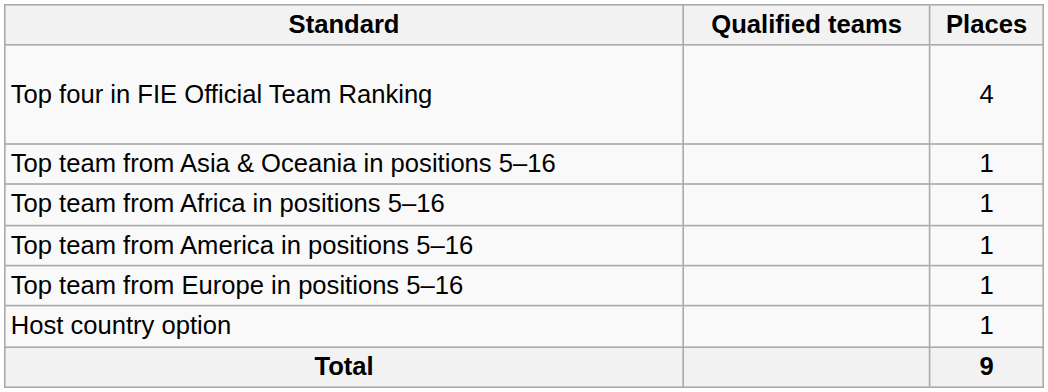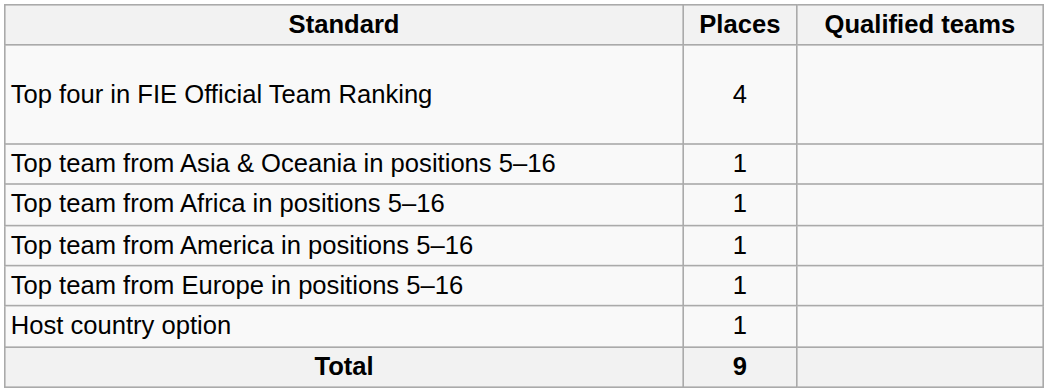columns swapped: (987, 24) <-> (807, 24)
